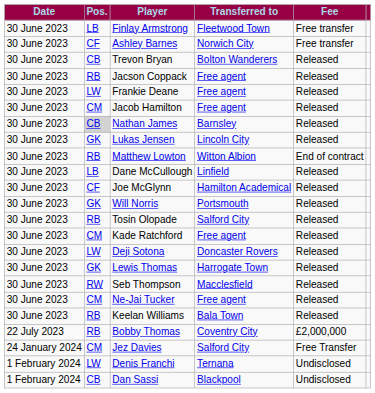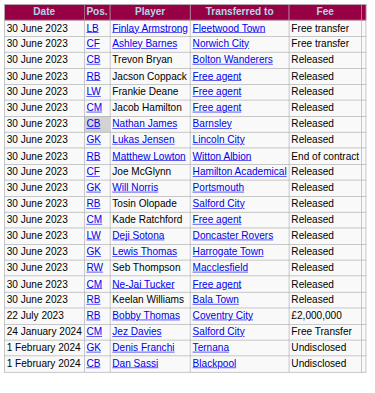- row: (152, 172)
(94, 364) LW -> (94, 348) GK
